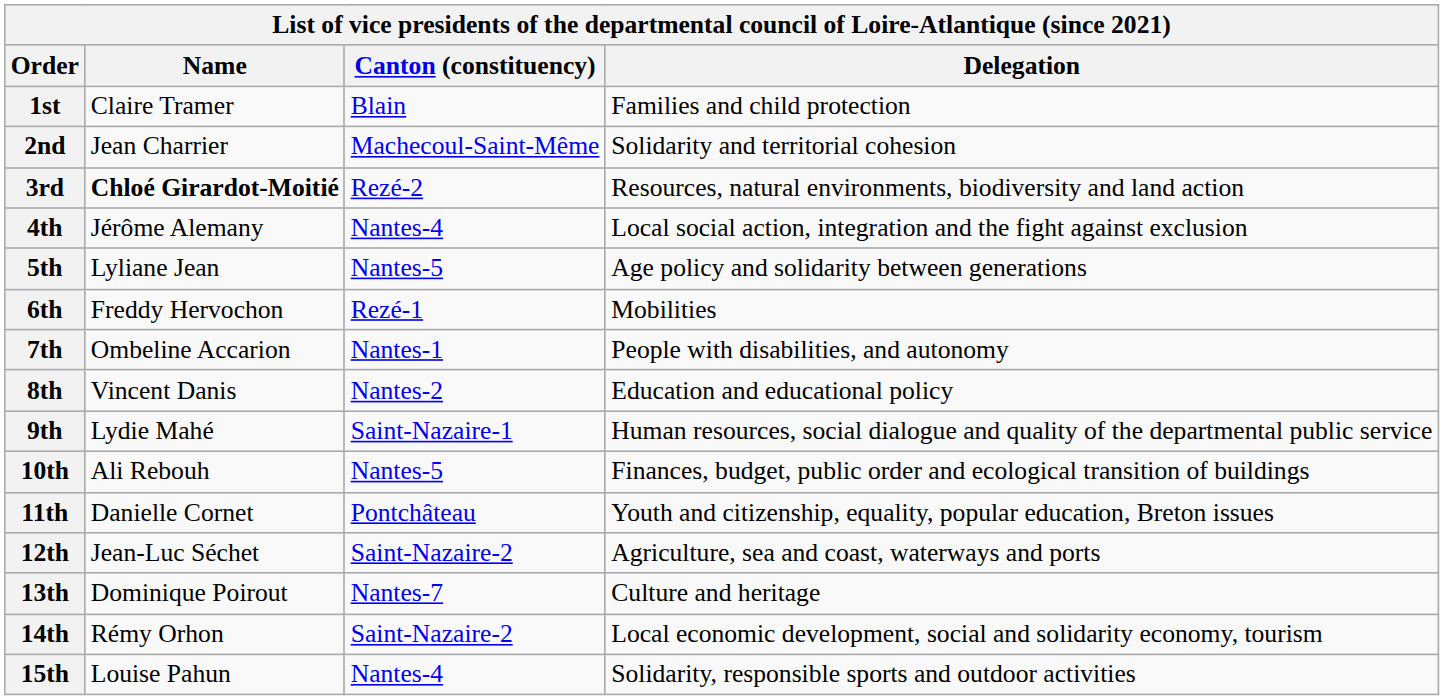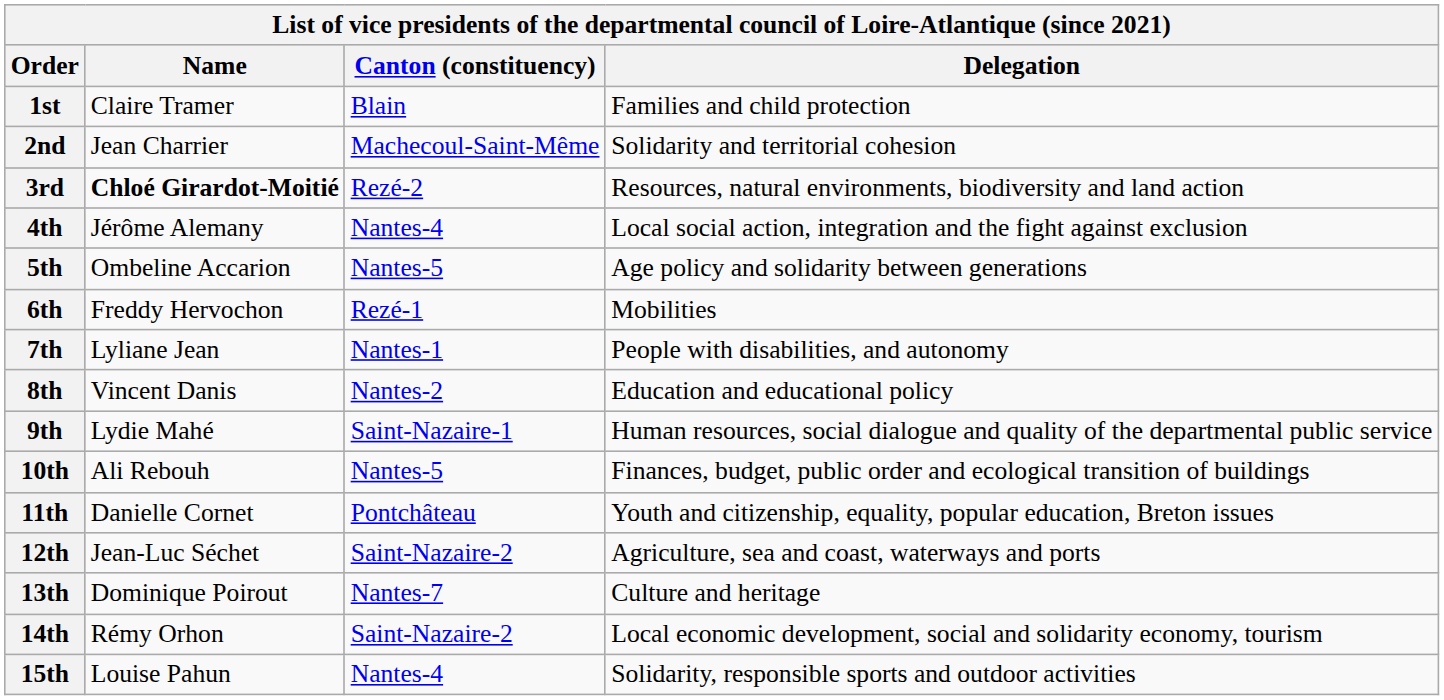(155, 268) Lyliane Jean -> (191, 268) Ombeline Accarion
(191, 349) Ombeline Accarion -> (155, 349) Lyliane Jean
